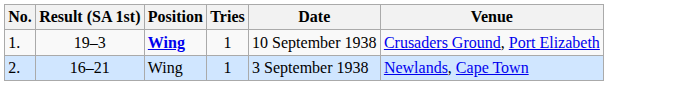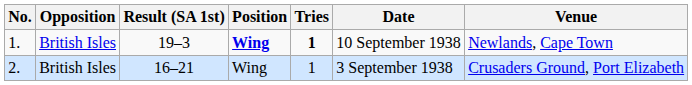+ column: (78, 17)
(228, 42) normal -> (312, 42) bold
(492, 42) Crusaders Ground, Port Elizabeth -> (541, 42) Newlands, Cape Town
(456, 67) Newlands, Cape Town -> (576, 67) Crusaders Ground, Port Elizabeth
